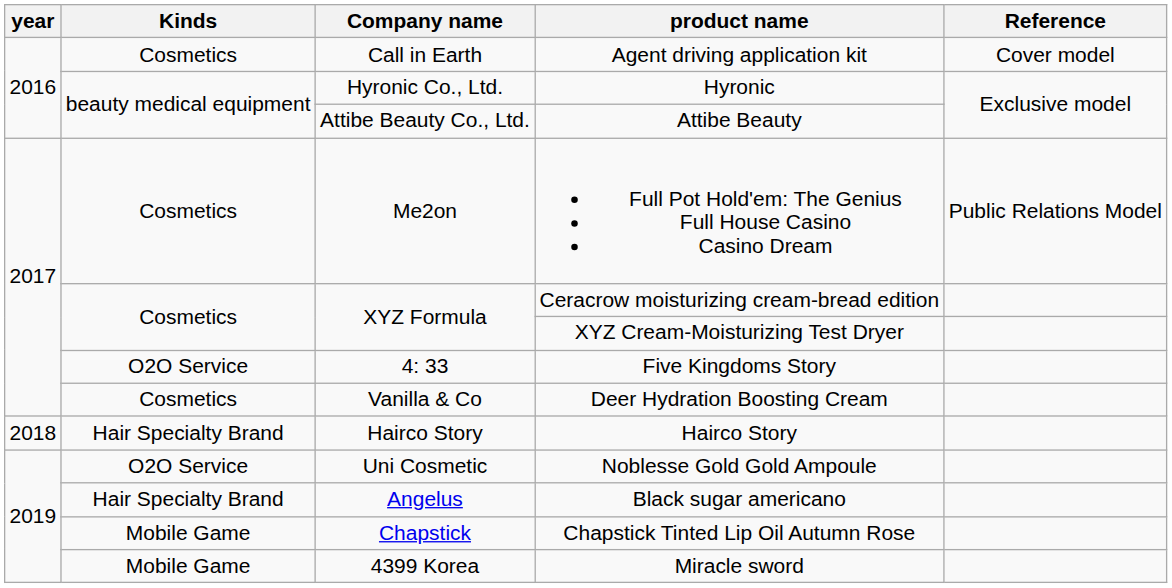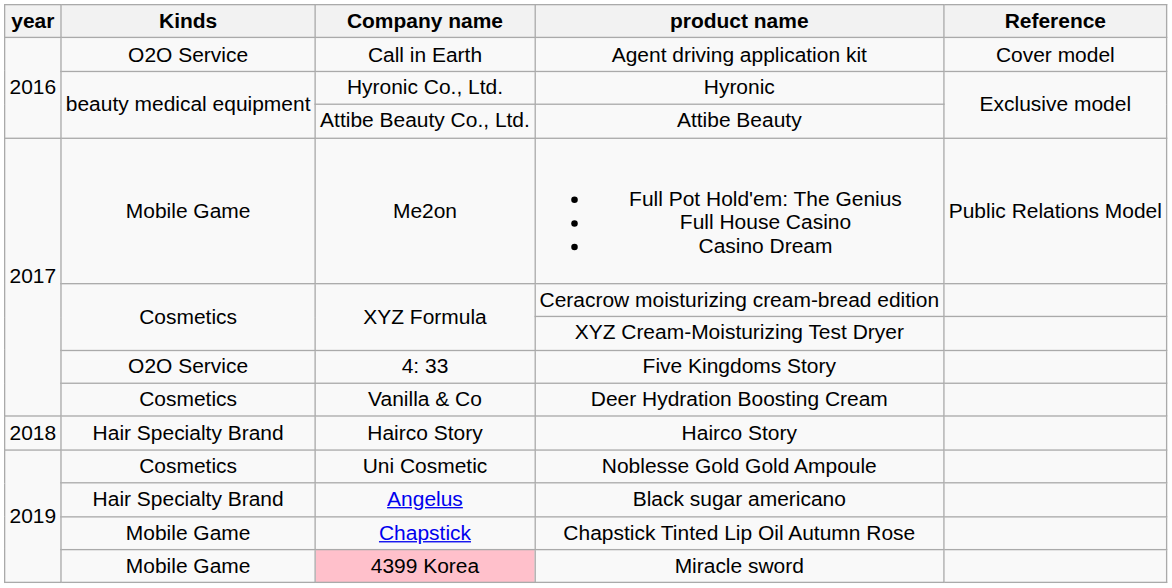(188, 54) Cosmetics -> (188, 54) O2O Service
(188, 210) Cosmetics -> (188, 210) Mobile Game
(188, 466) O2O Service -> (188, 466) Cosmetics
(425, 565) no background -> (425, 565) pink background
